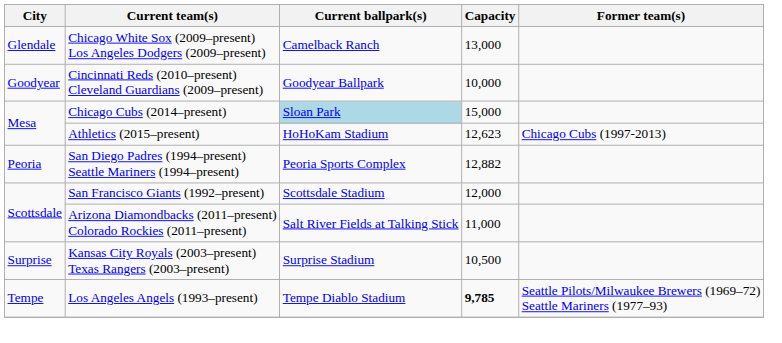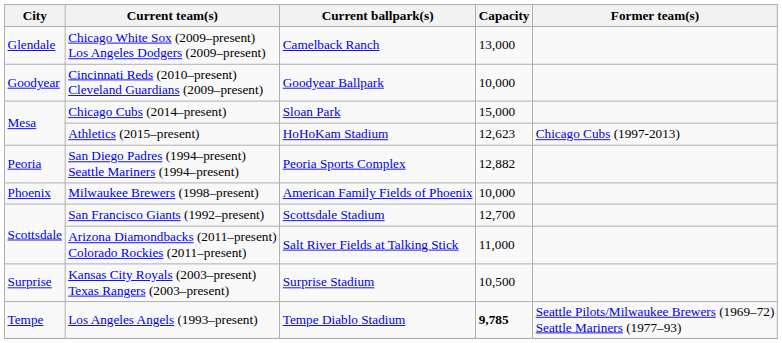(312, 112) lightblue background -> (312, 112) no background
+ row: (163, 193)
(483, 193) 12,000 -> (497, 215) 12,700
